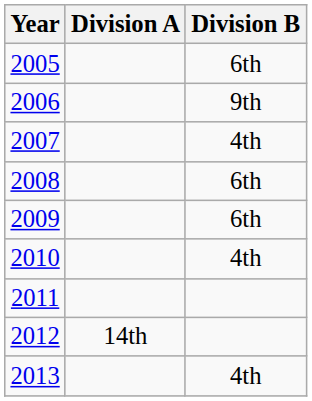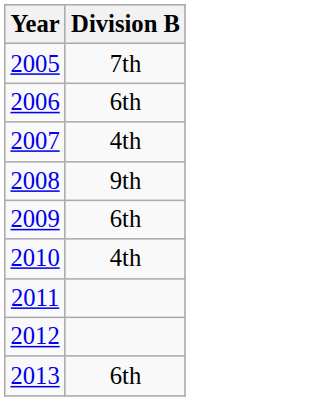- column: (126, 24)
(246, 63) 6th -> (126, 63) 7th
(246, 102) 9th -> (126, 102) 6th
(246, 180) 6th -> (126, 180) 9th
(246, 375) 4th -> (126, 375) 6th
